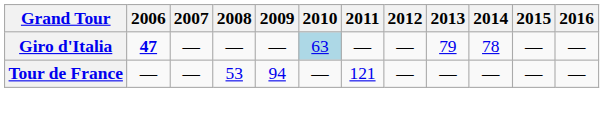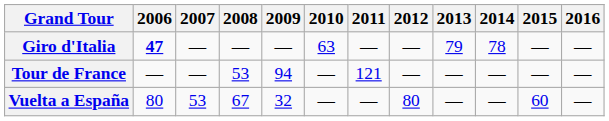(320, 45) lightblue background -> (326, 45) no background
+ row: (69, 101)
